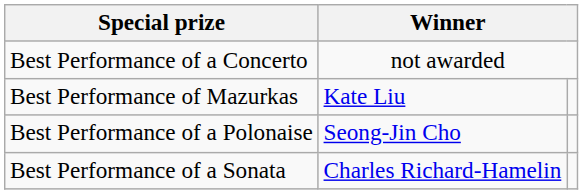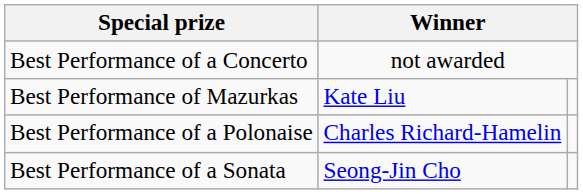(392, 133) Seong-Jin Cho -> (442, 133) Charles Richard-Hamelin
(442, 170) Charles Richard-Hamelin -> (392, 170) Seong-Jin Cho
